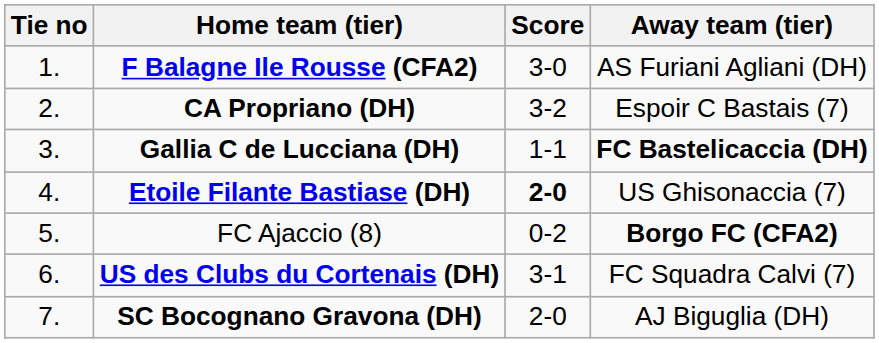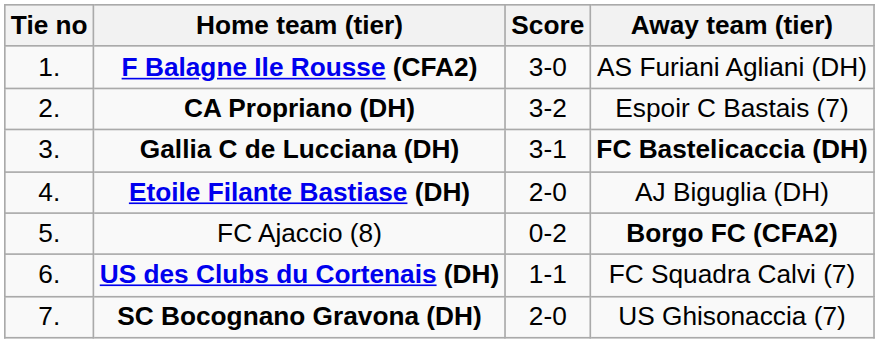(548, 150) 1-1 -> (548, 150) 3-1
(548, 191) bold -> (548, 191) normal
(732, 191) US Ghisonaccia (7) -> (732, 191) AJ Biguglia (DH)
(548, 274) 3-1 -> (548, 274) 1-1
(732, 316) AJ Biguglia (DH) -> (732, 316) US Ghisonaccia (7)
